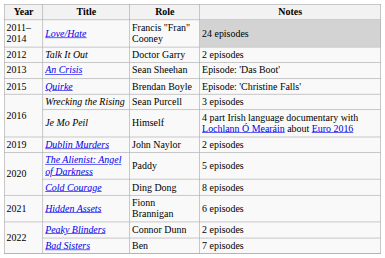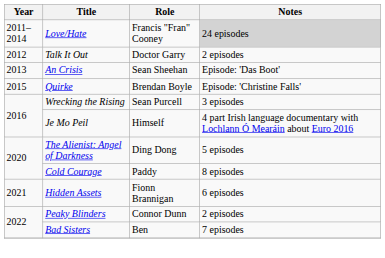- row: (77, 144)
(144, 166) Paddy -> (154, 150) Ding Dong
(154, 187) Ding Dong -> (144, 171) Paddy
